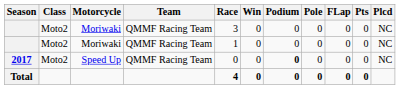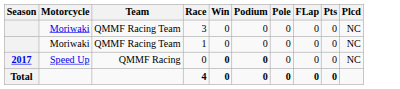- column: (54, 12)
(169, 60) QMMF Racing Team -> (150, 60) QMMF Racing
(258, 60) normal -> (227, 60) bold
